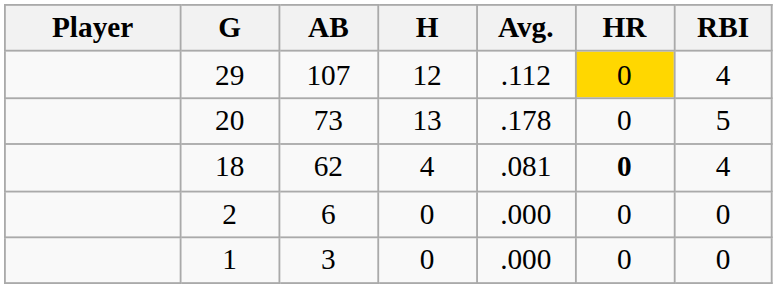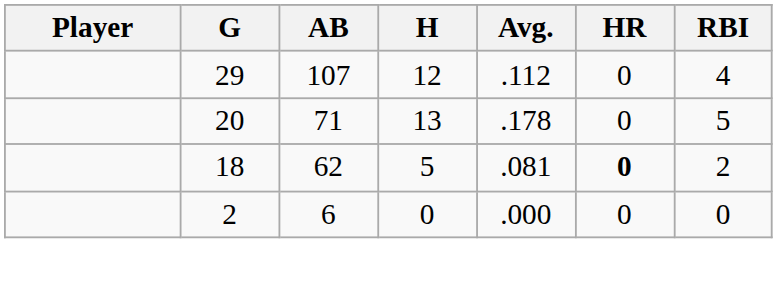(624, 74) gold background -> (624, 74) no background
(328, 120) 73 -> (328, 120) 71
(427, 167) 4 -> (427, 167) 5
(723, 167) 4 -> (723, 167) 2
- row: (230, 259)
